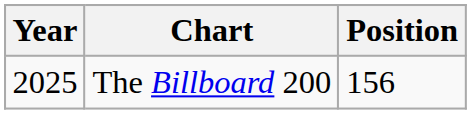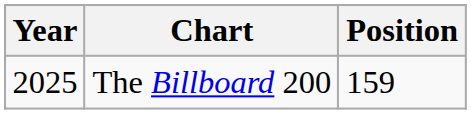(371, 81) 156 -> (371, 81) 159
